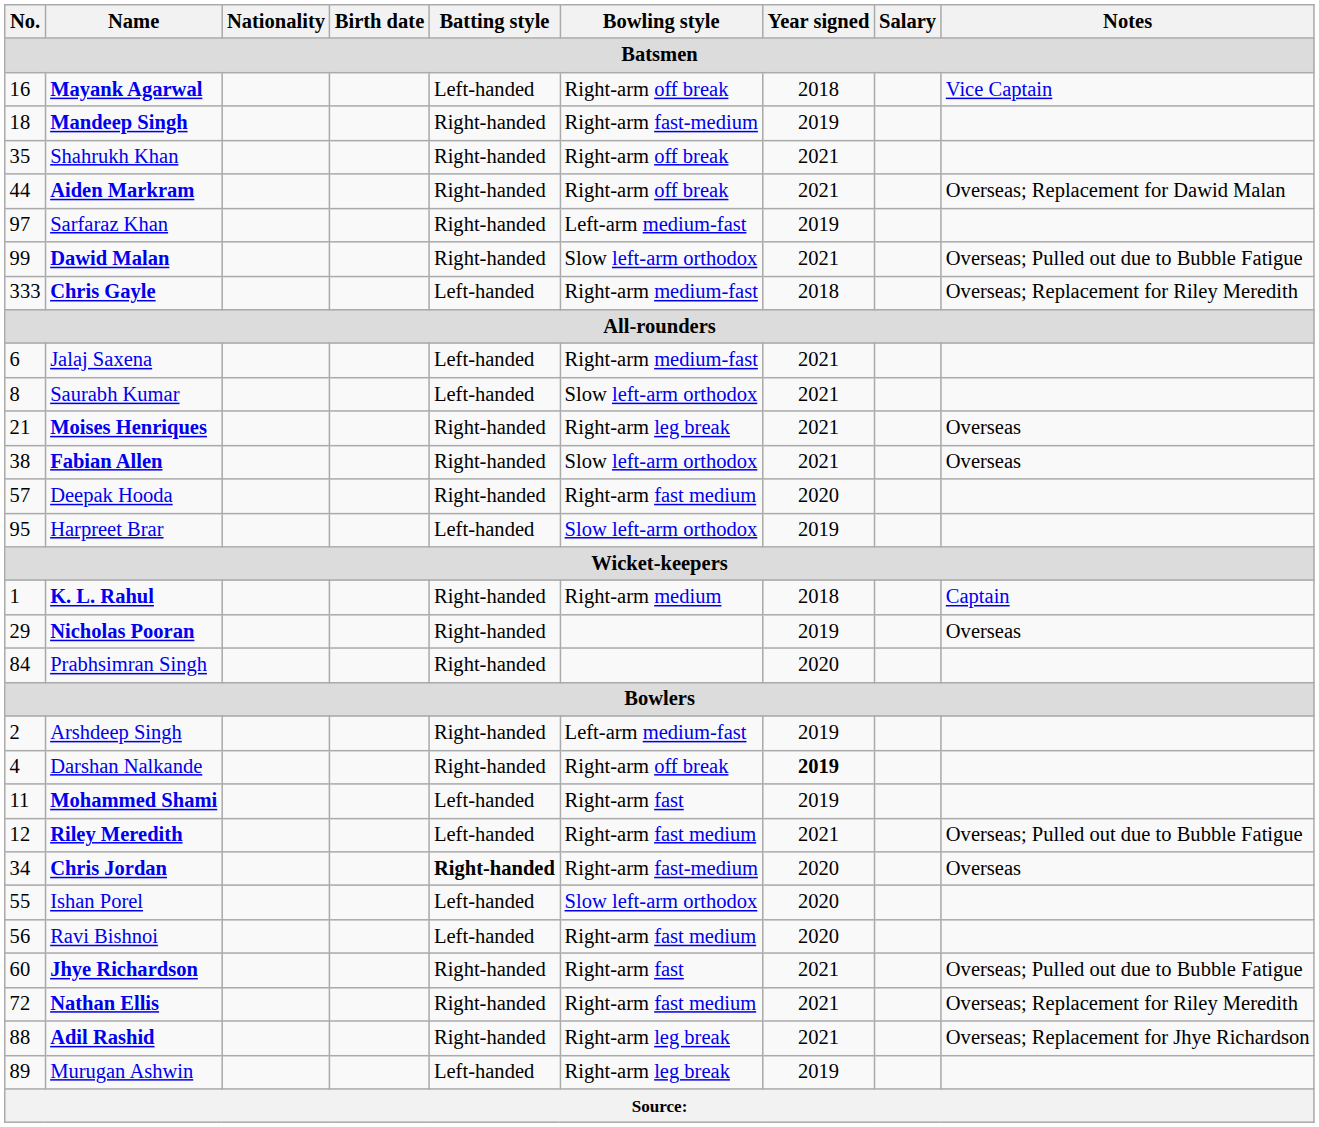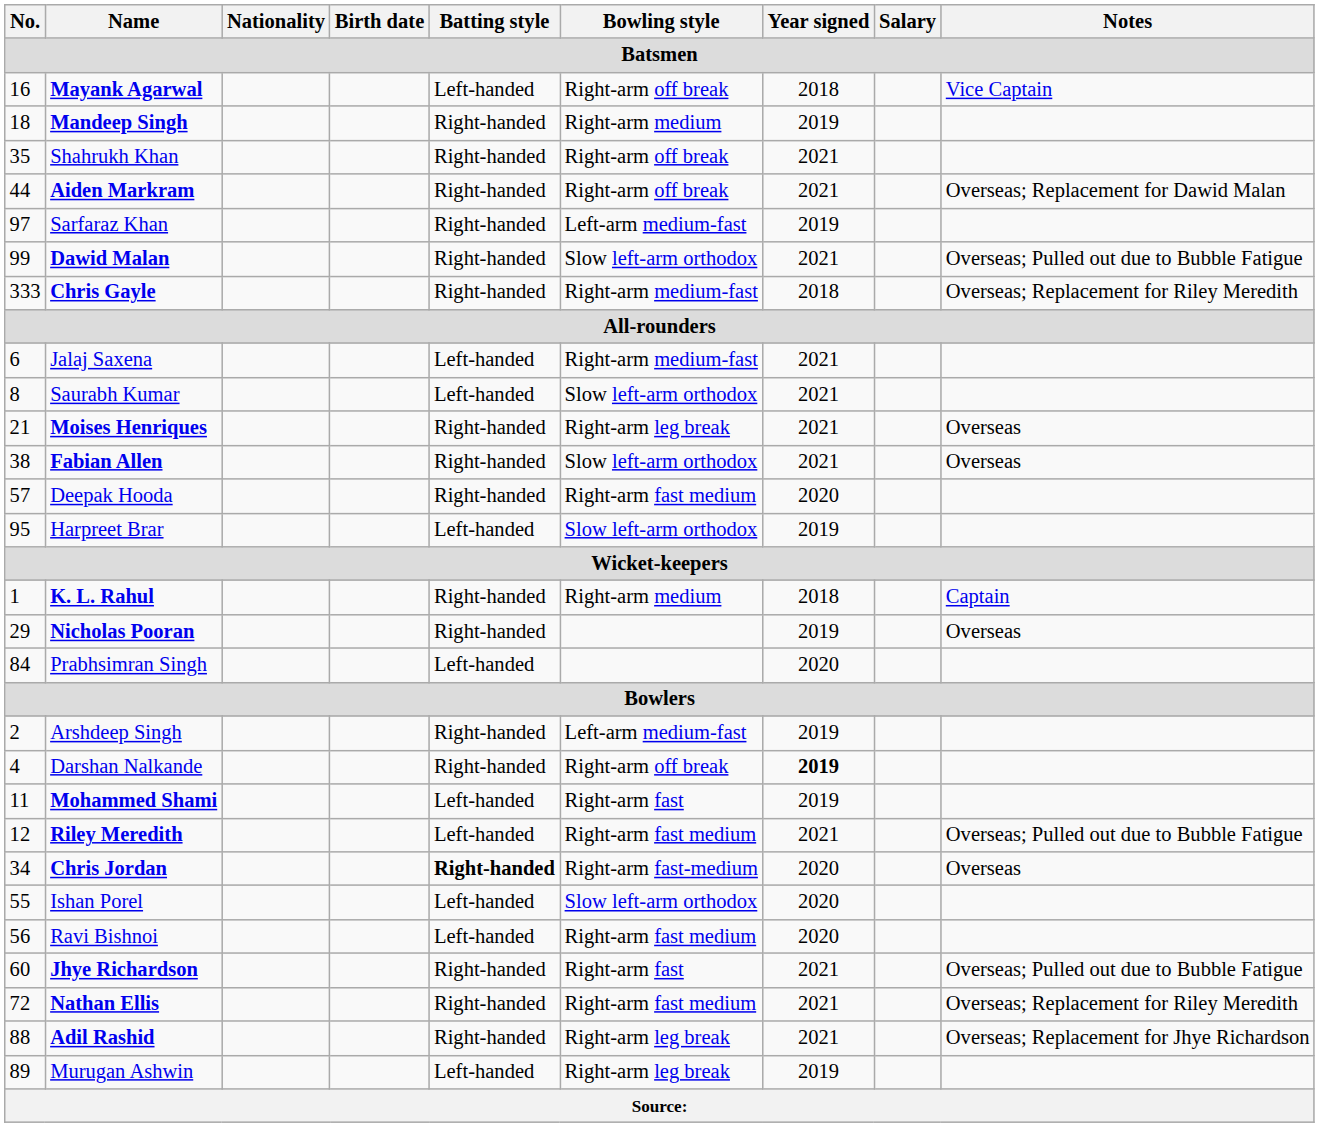(661, 122) Right-arm fast-medium -> (643, 122) Right-arm medium
(484, 292) Left-handed -> (490, 292) Right-handed
(490, 664) Right-handed -> (484, 664) Left-handed
